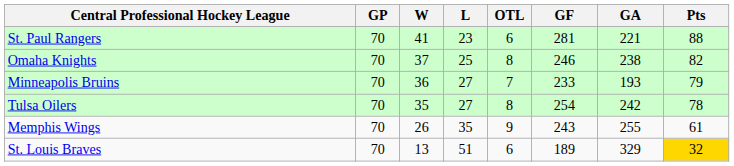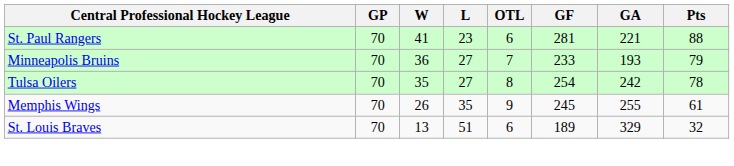- row: (52, 60)
(564, 127) 243 -> (564, 104) 245
(696, 149) gold background -> (696, 127) no background
